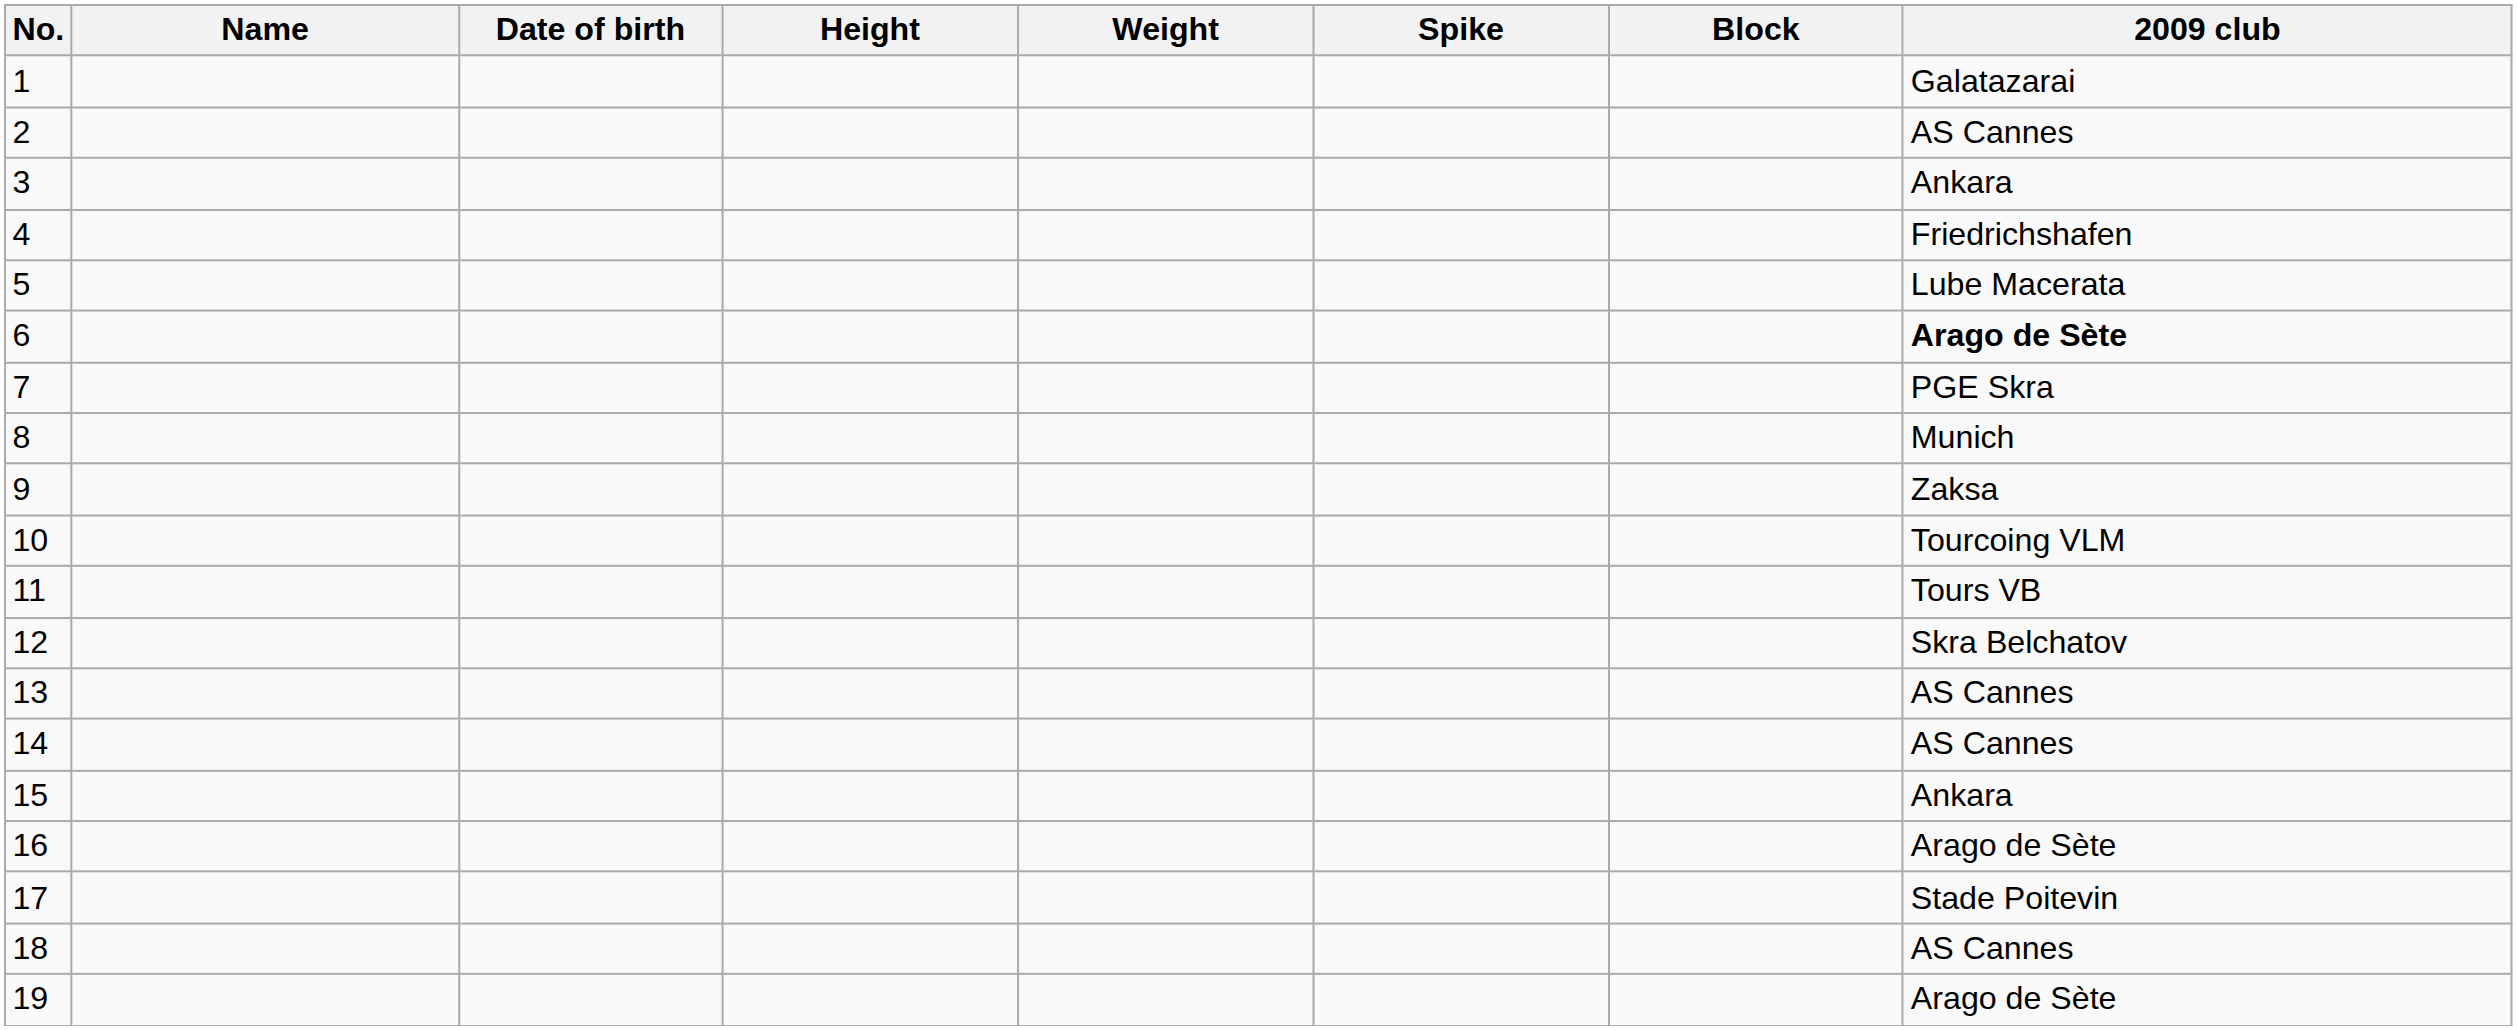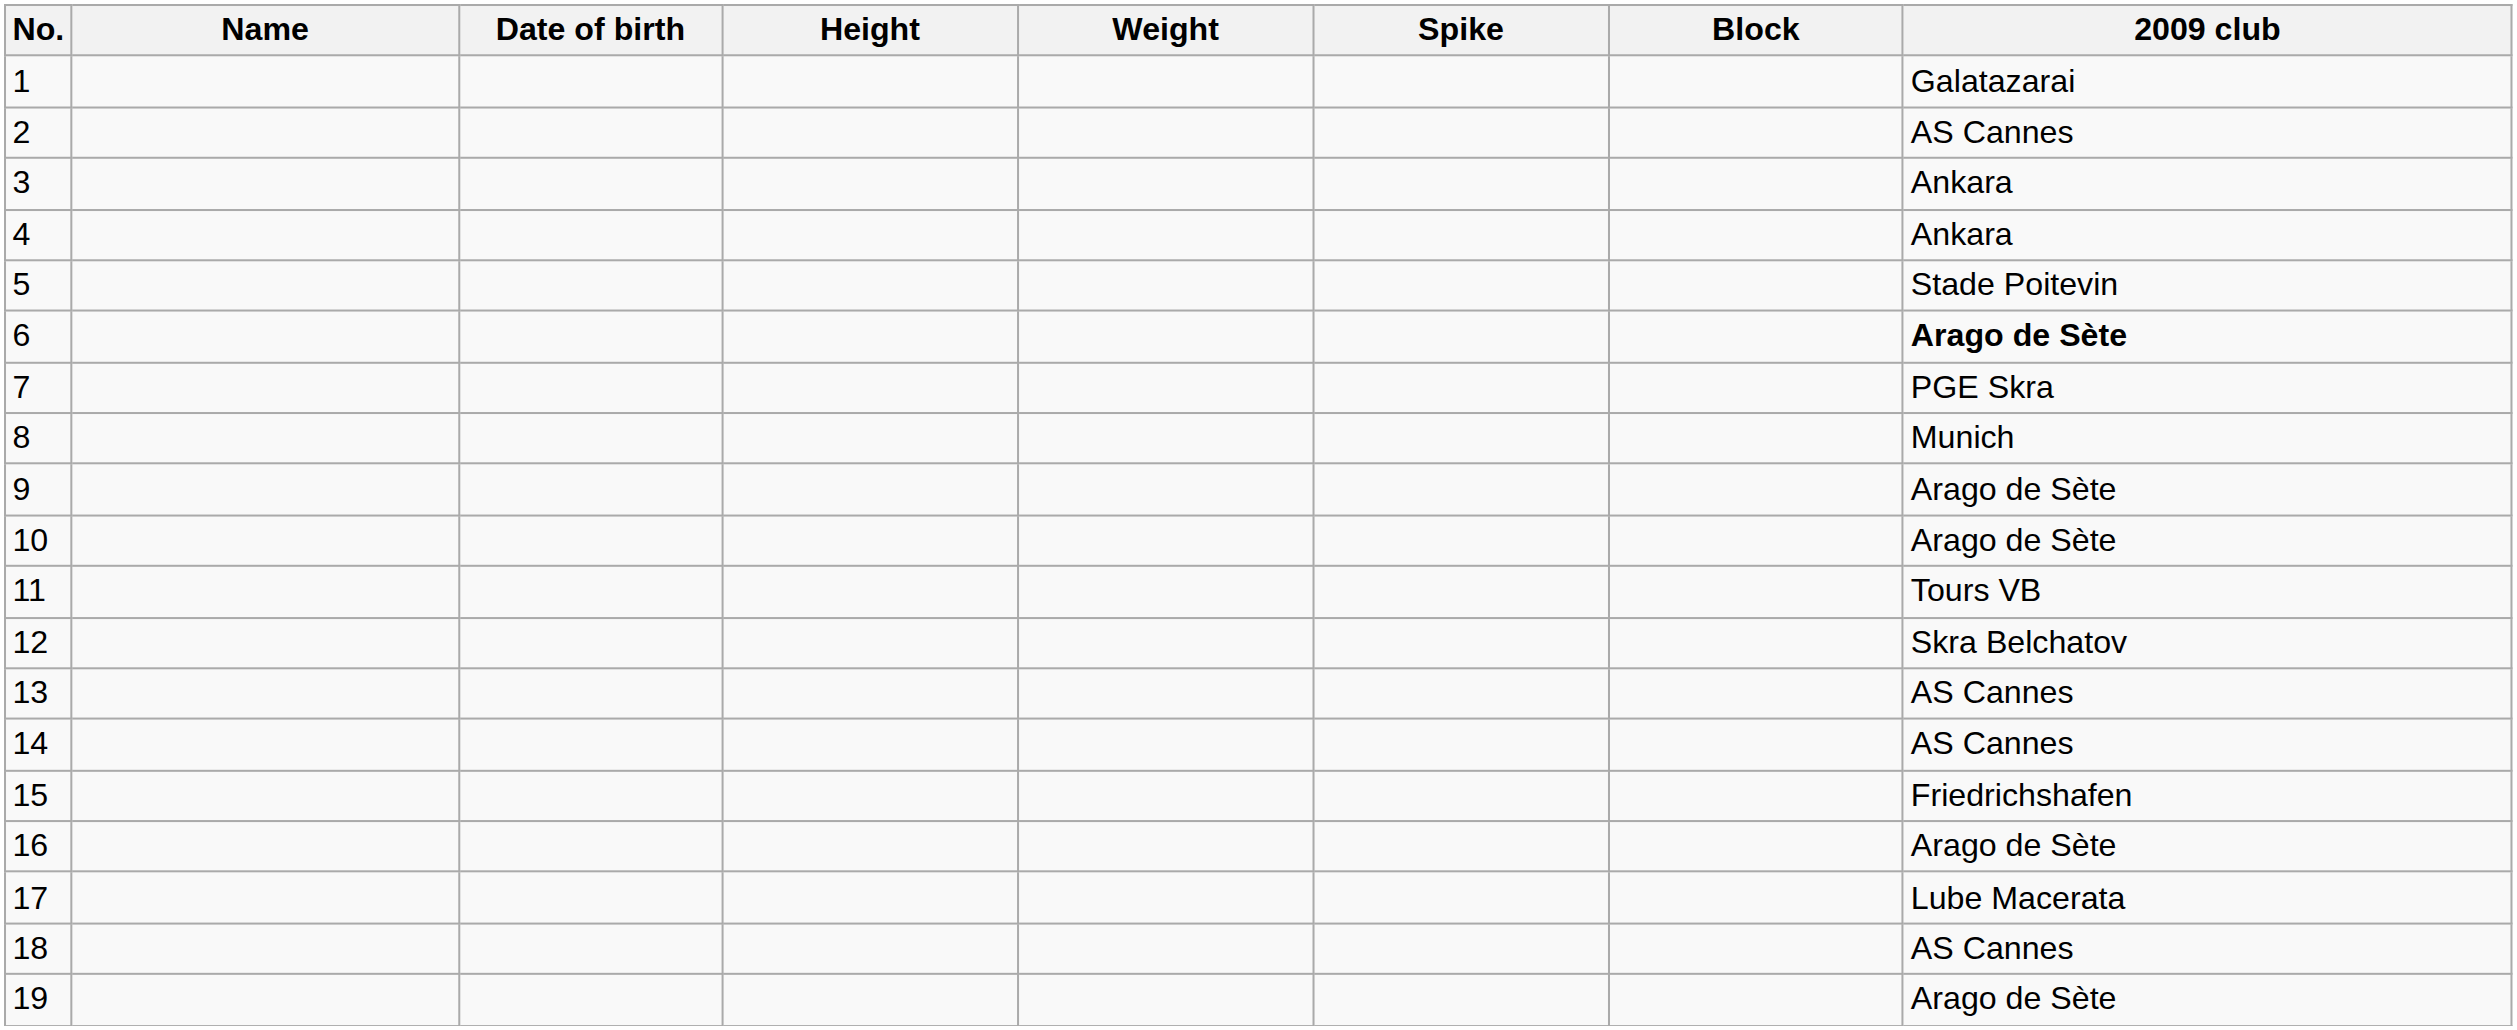(2022, 234) Friedrichshafen -> (1962, 234) Ankara
(2018, 285) Lube Macerata -> (2015, 285) Stade Poitevin
(1955, 489) Zaksa -> (2014, 489) Arago de Sète
(2018, 540) Tourcoing VLM -> (2014, 540) Arago de Sète
(1962, 795) Ankara -> (2022, 795) Friedrichshafen
(2015, 897) Stade Poitevin -> (2018, 897) Lube Macerata
